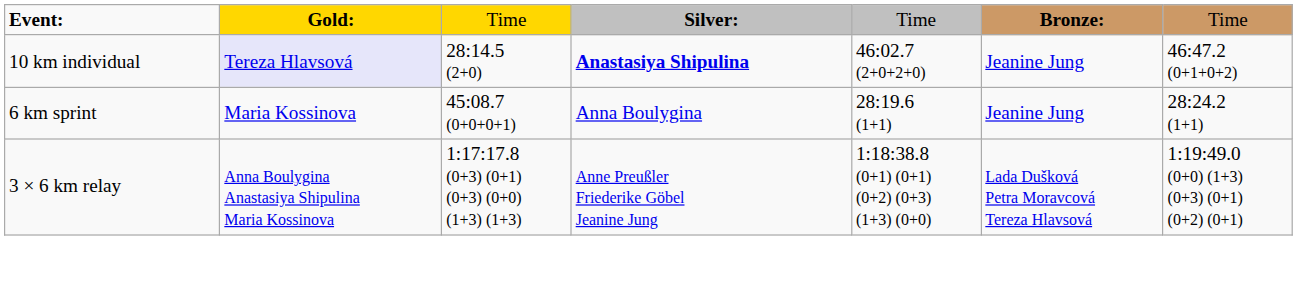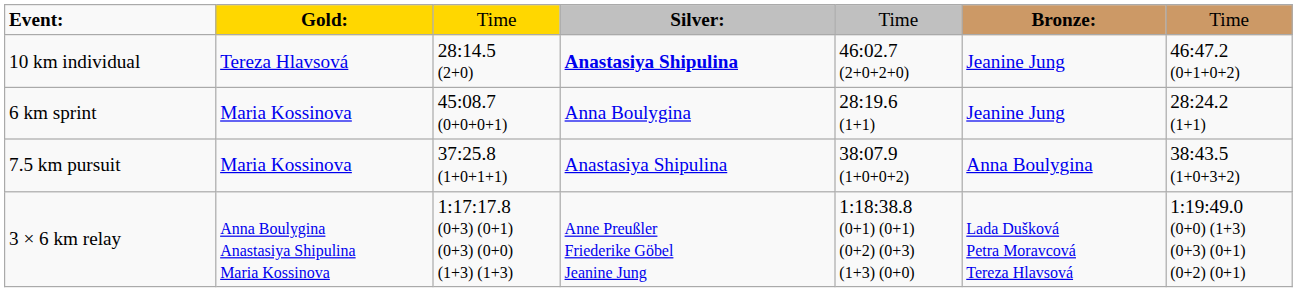(288, 60) lavender background -> (284, 60) no background
+ row: (65, 165)
